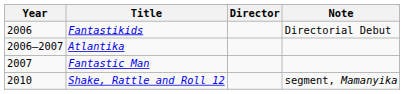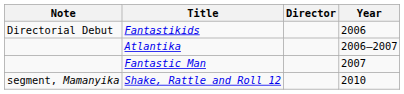columns swapped: (35, 13) <-> (341, 13)
